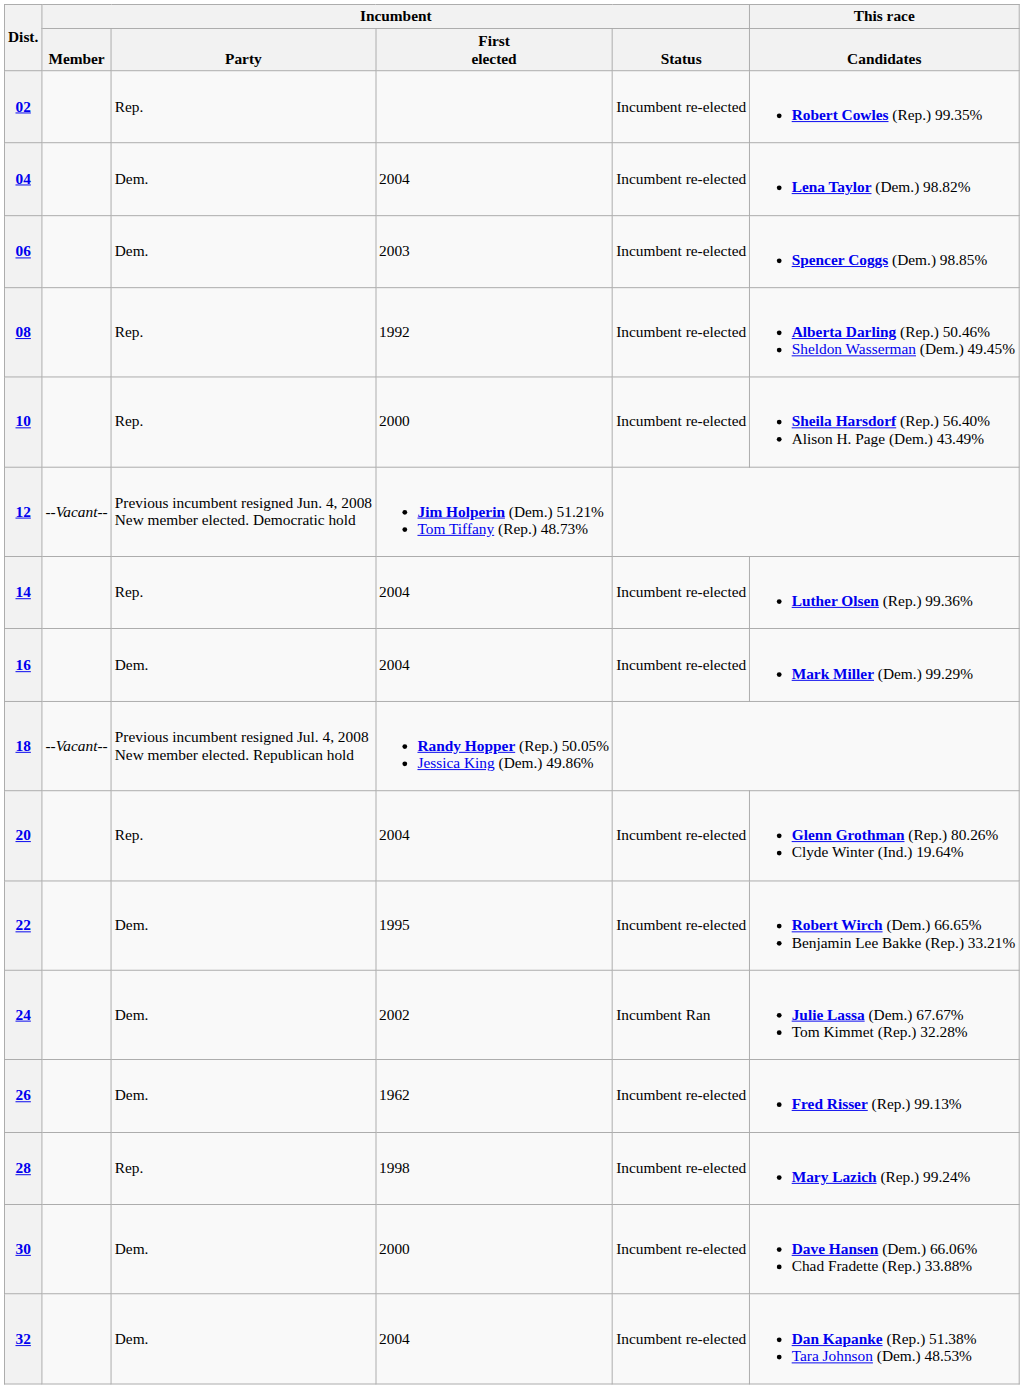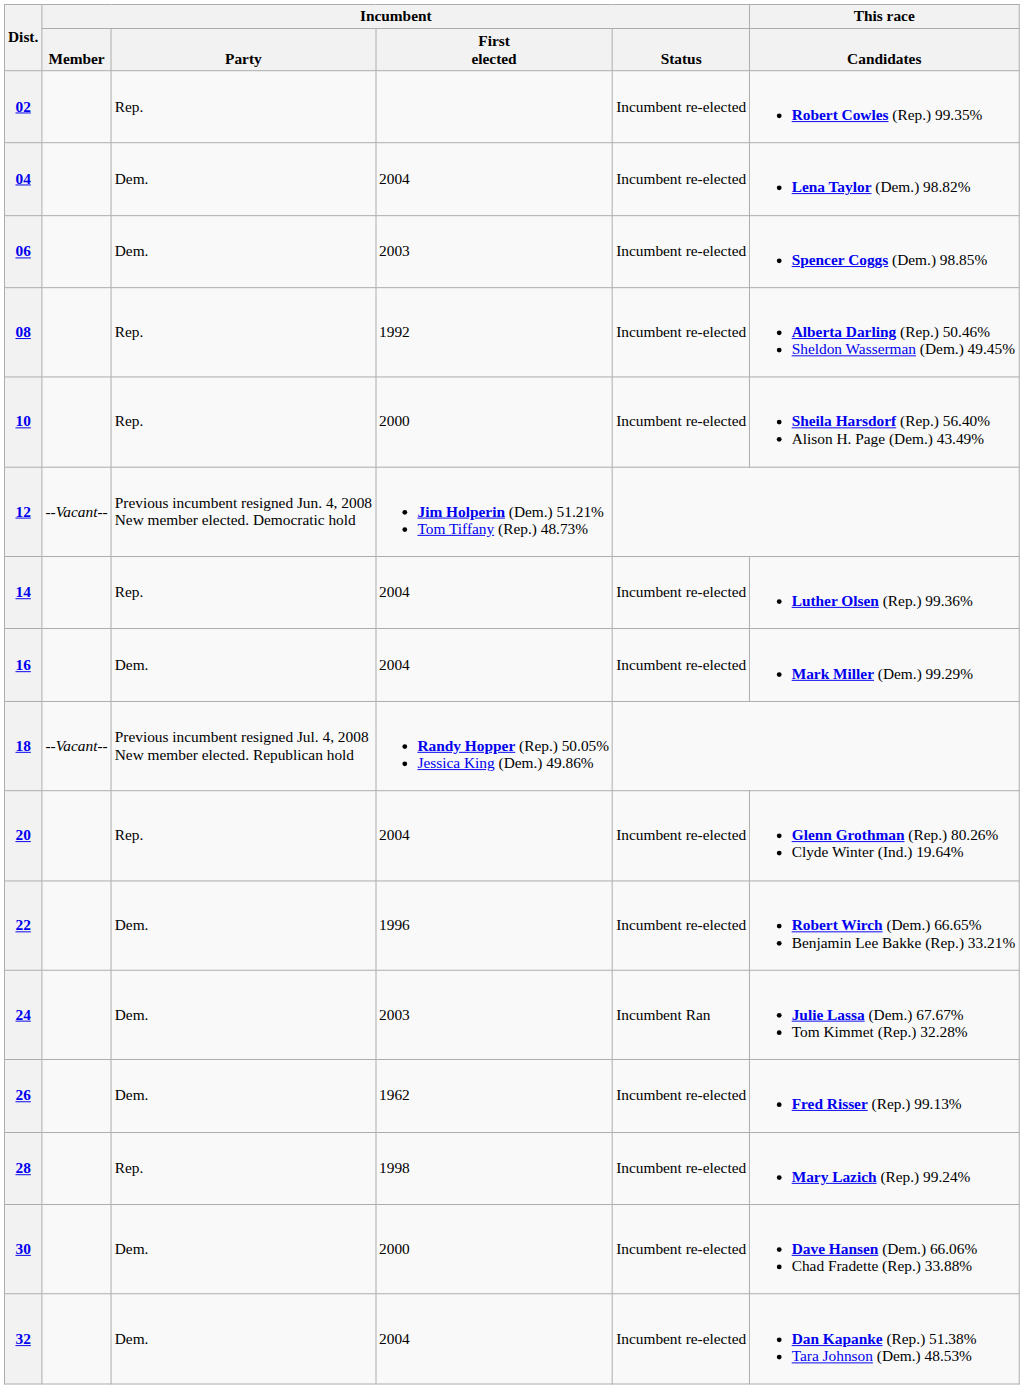(394, 925) 1995 -> (394, 925) 1996
(394, 1014) 2002 -> (394, 1014) 2003
